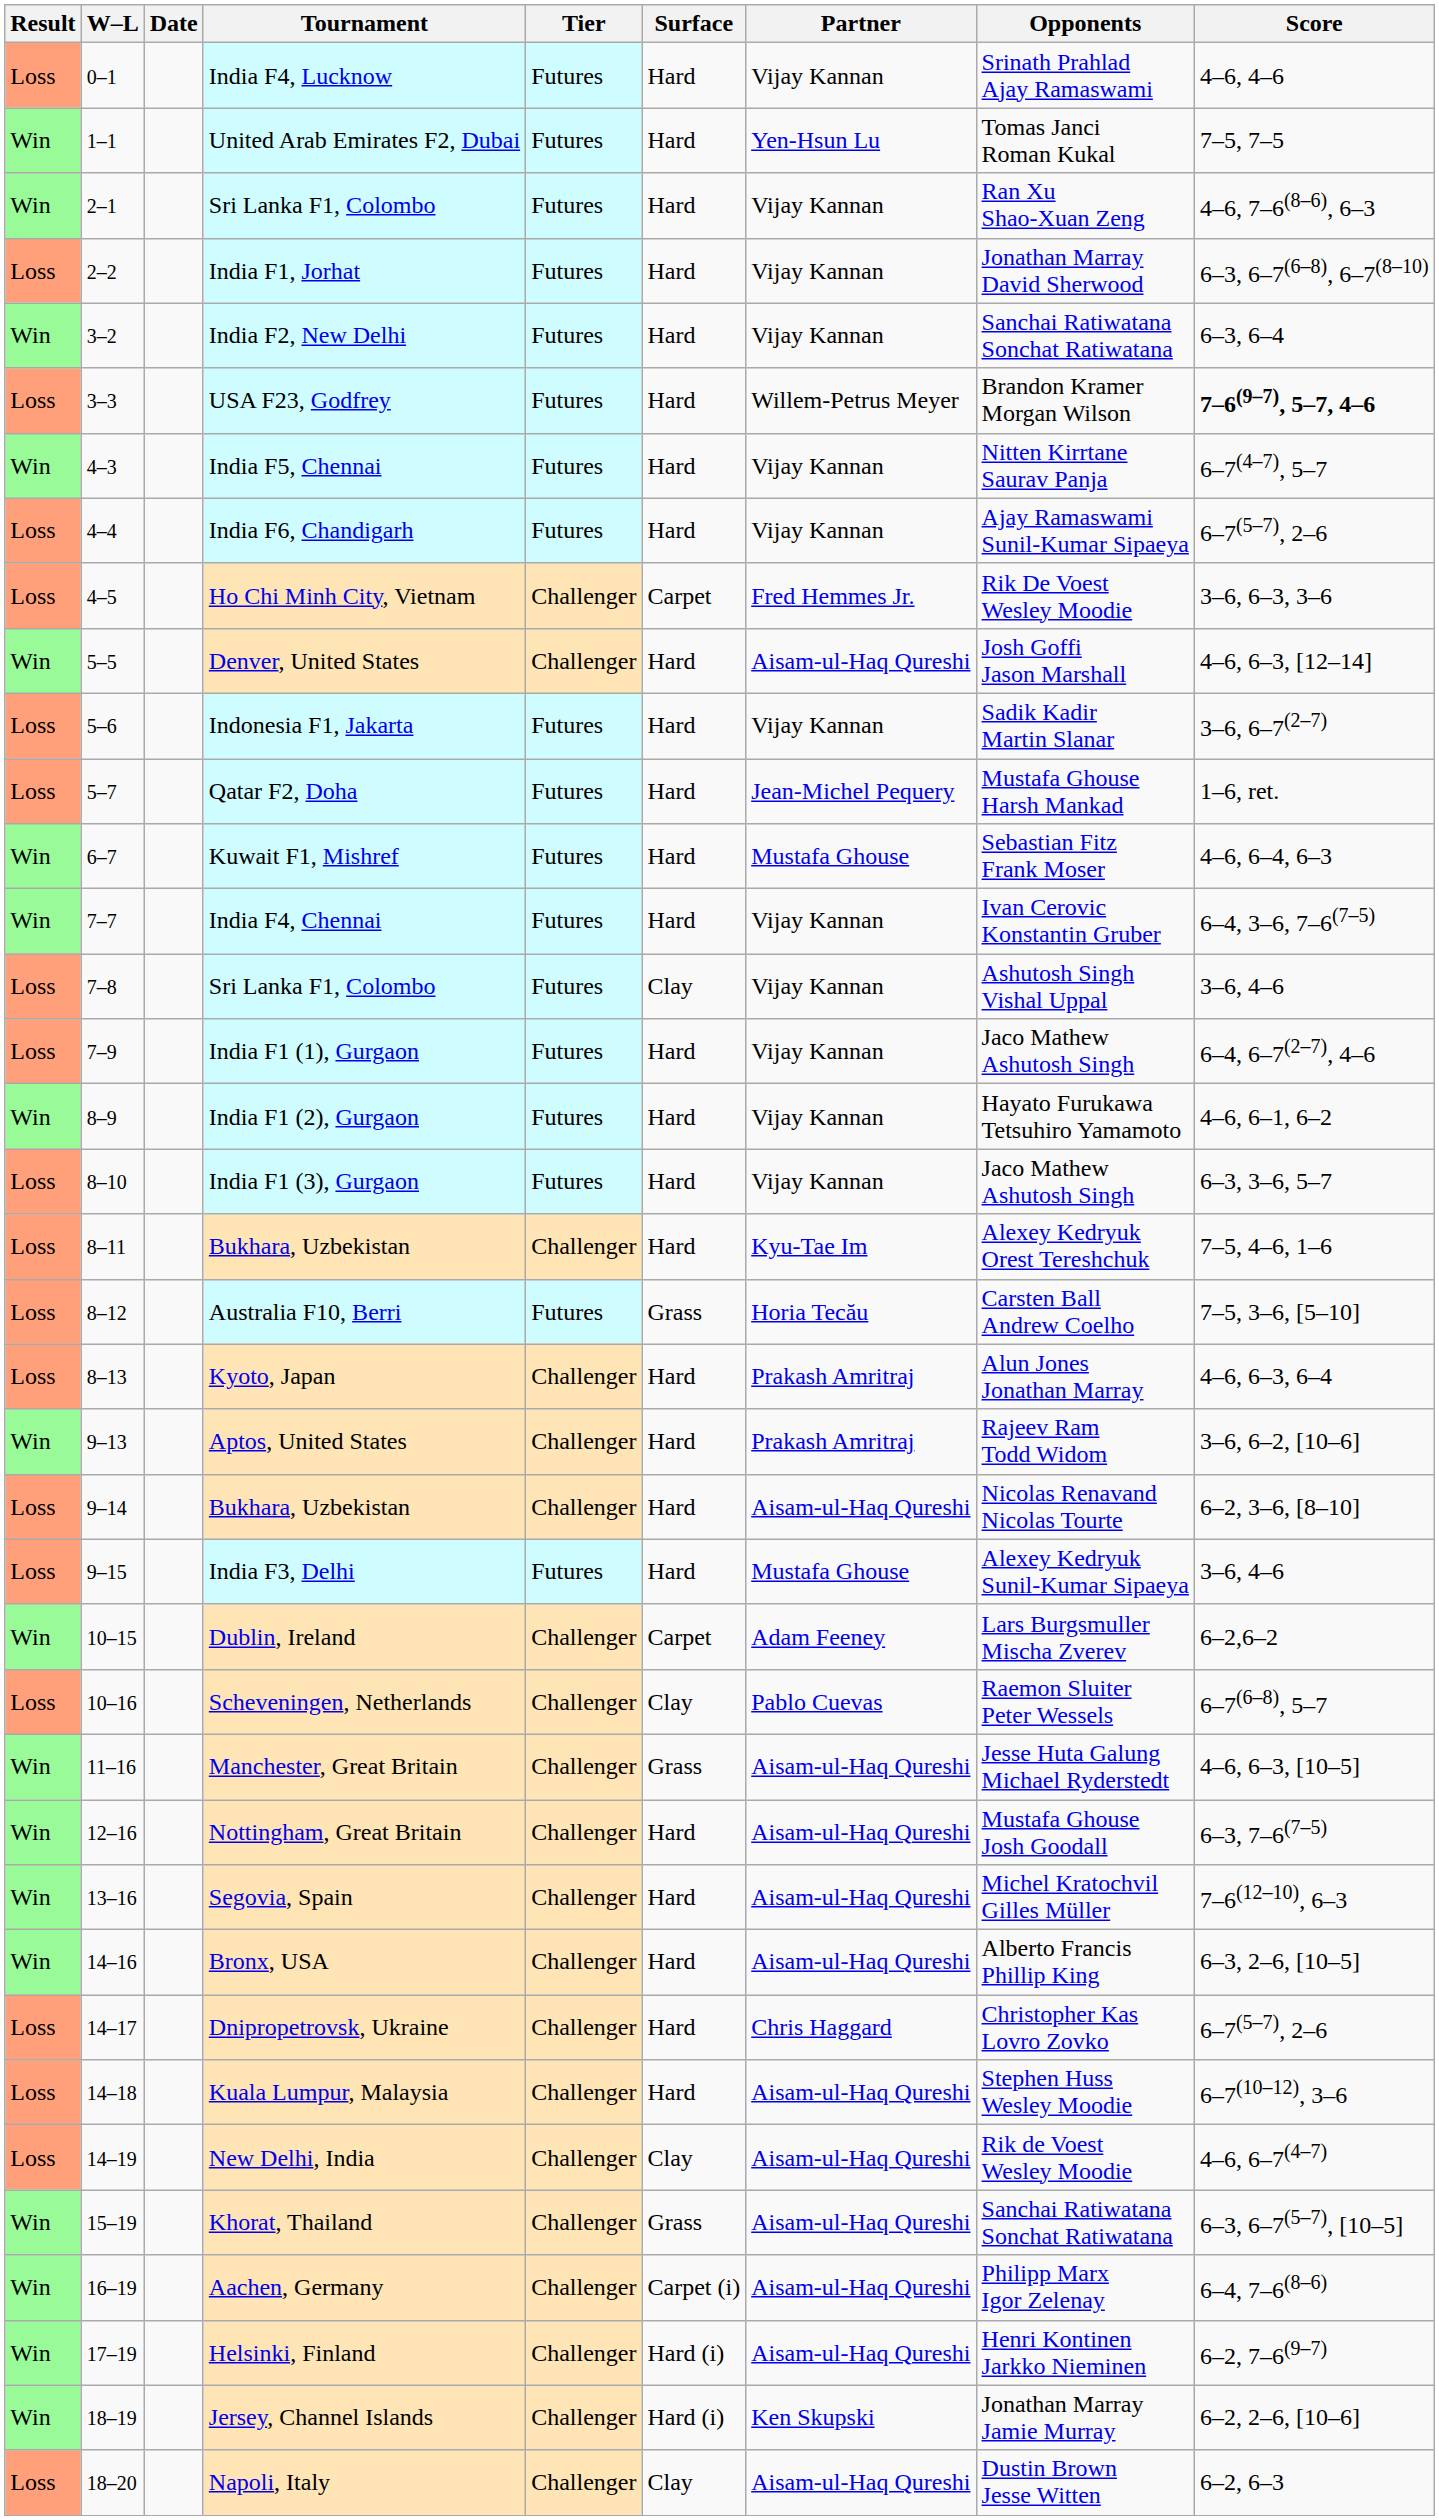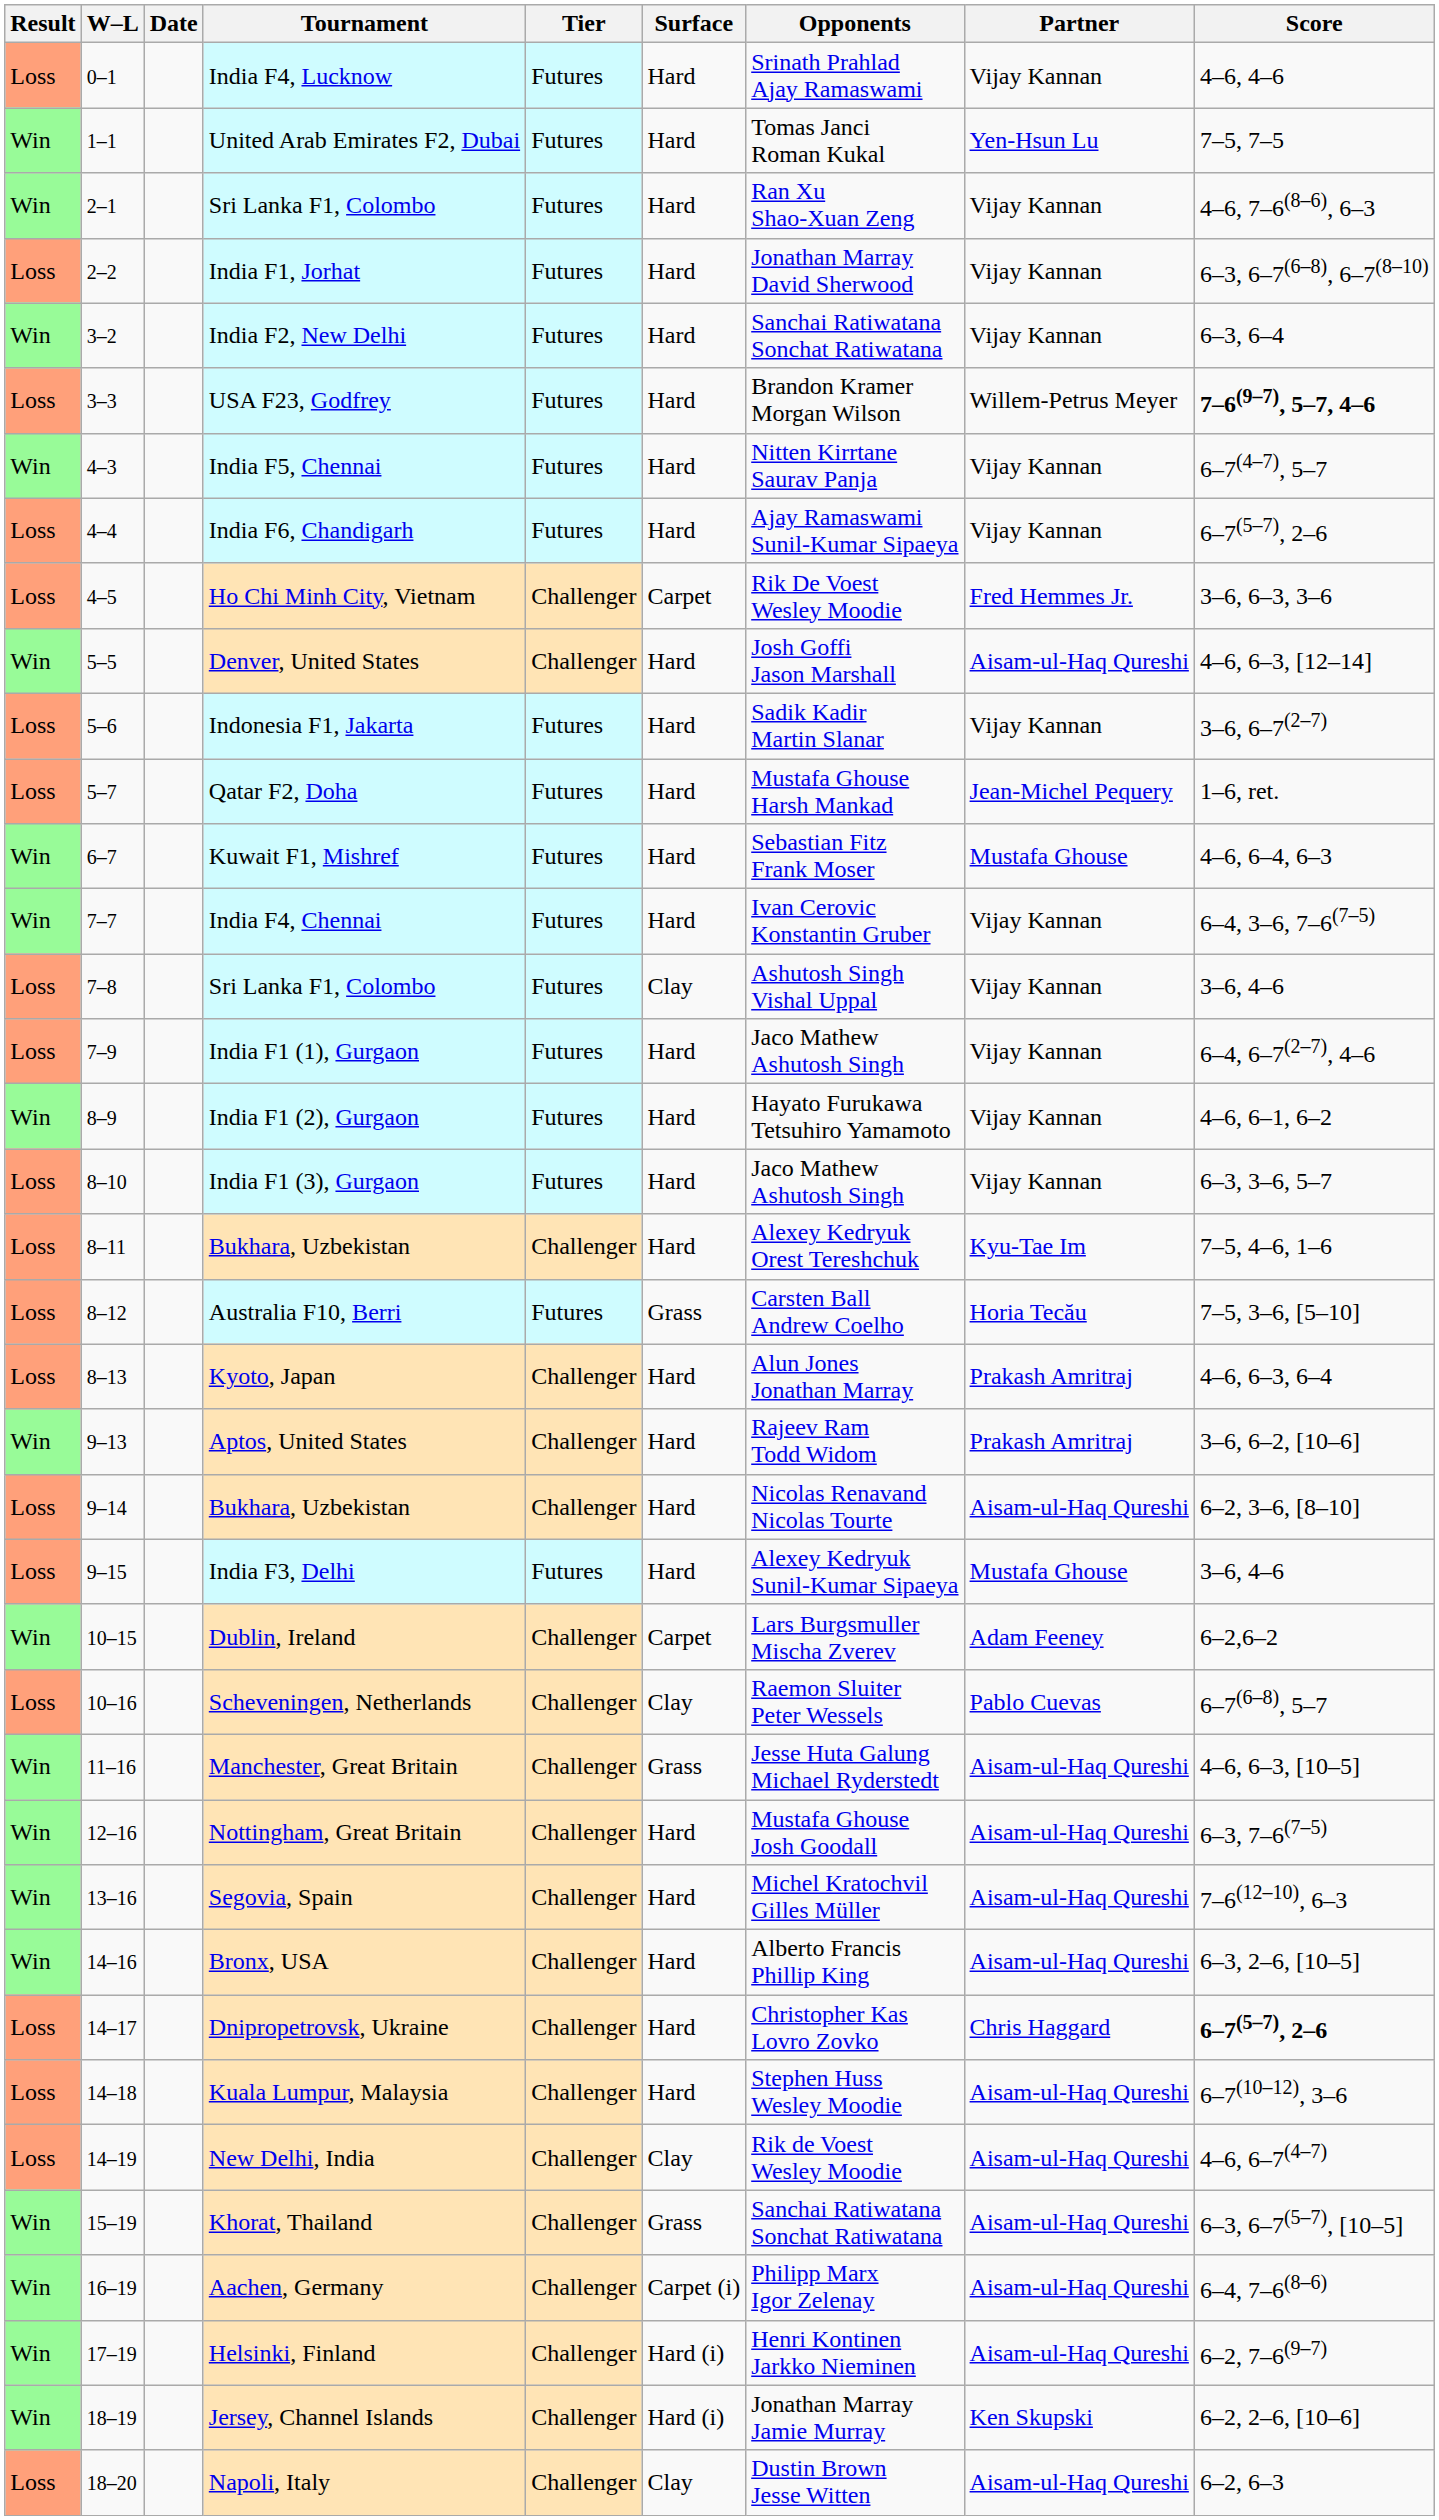columns swapped: (861, 23) <-> (1085, 23)
(1264, 2026) normal -> (1264, 2026) bold
